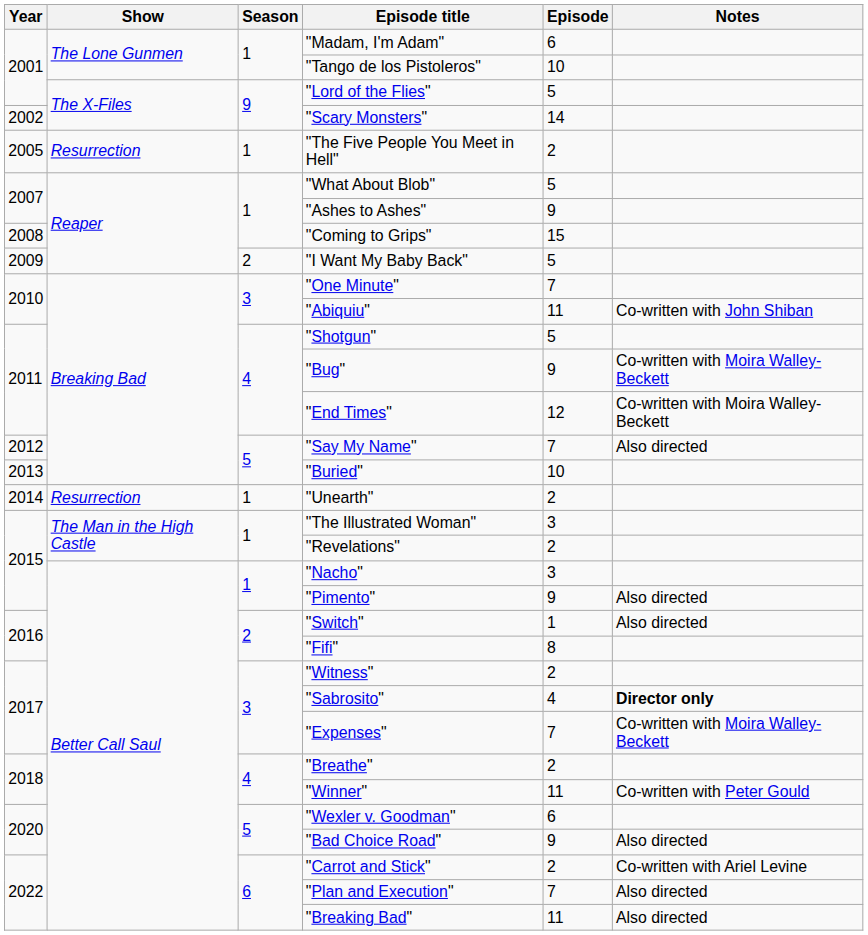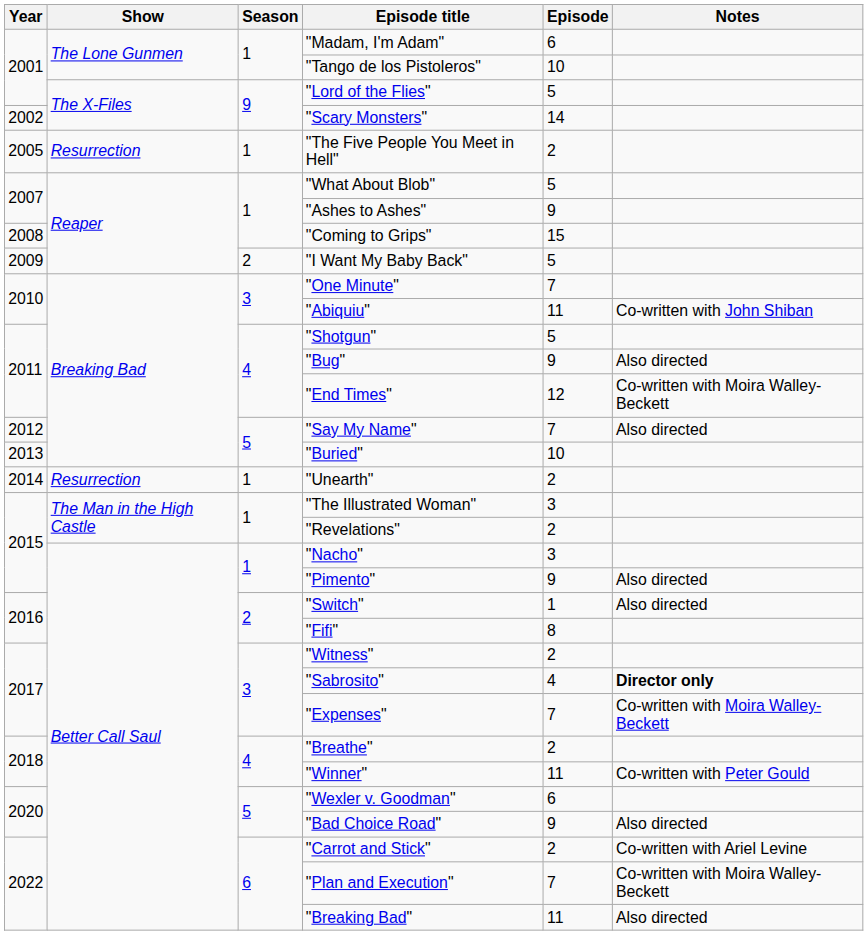(719, 370) Co-written with Moira Walley-Beckett -> (662, 361) Also directed
(662, 892) Also directed -> (719, 883) Co-written with Moira Walley-Beckett
